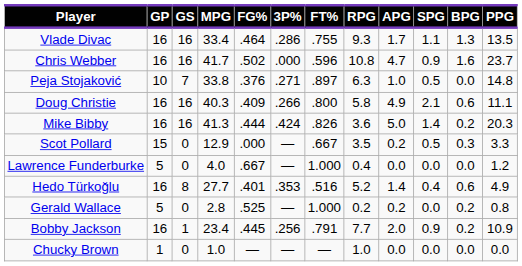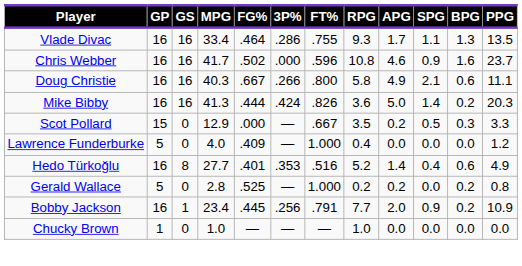(396, 60) 4.7 -> (396, 60) 4.6
- row: (76, 81)
(252, 102) .409 -> (252, 81) .667
(252, 165) .667 -> (252, 144) .409
